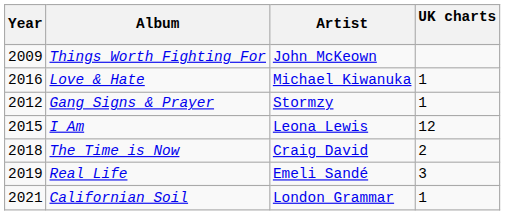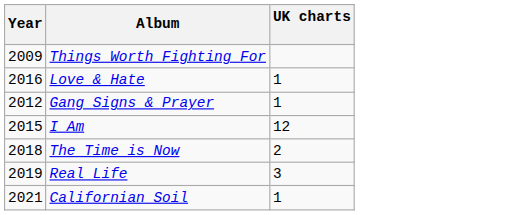- column: (342, 25)
